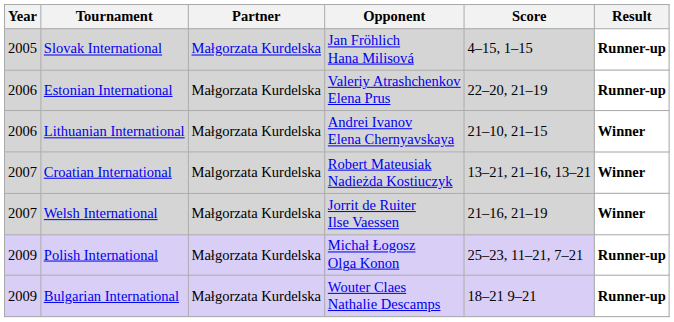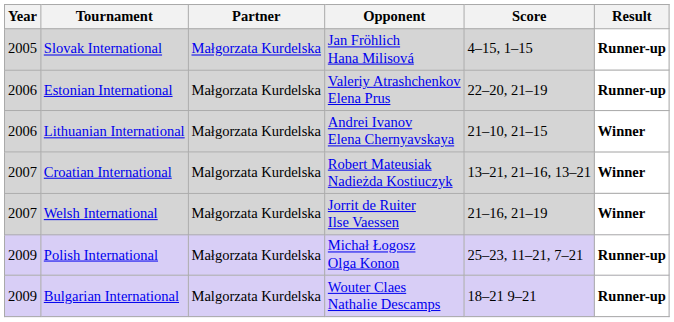(256, 296) Małgorzata Kurdelska -> (256, 296) Malgorzata Kurdelska
